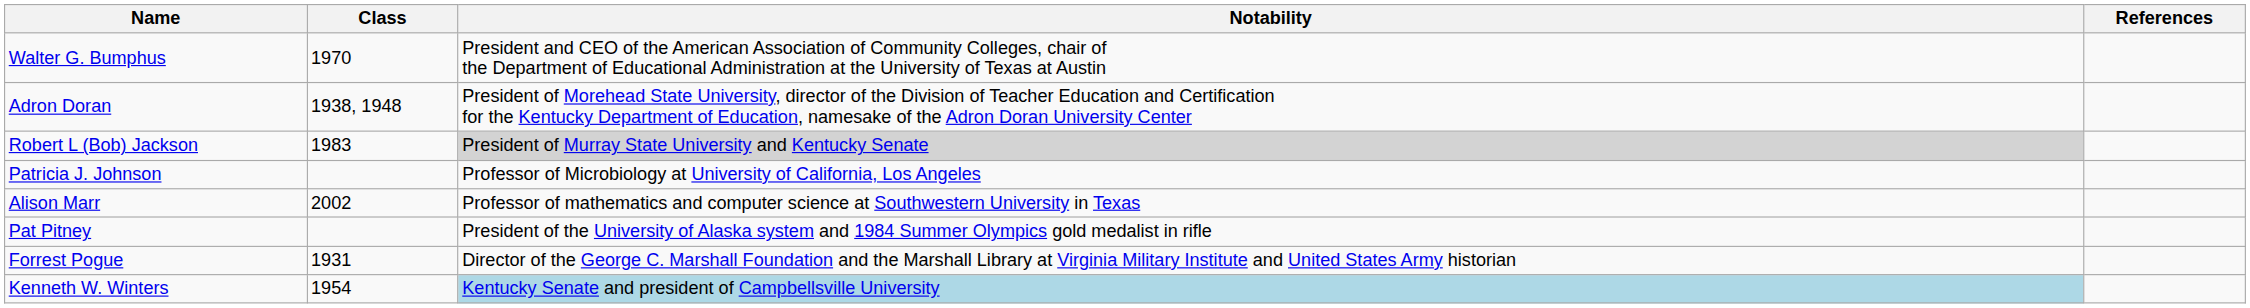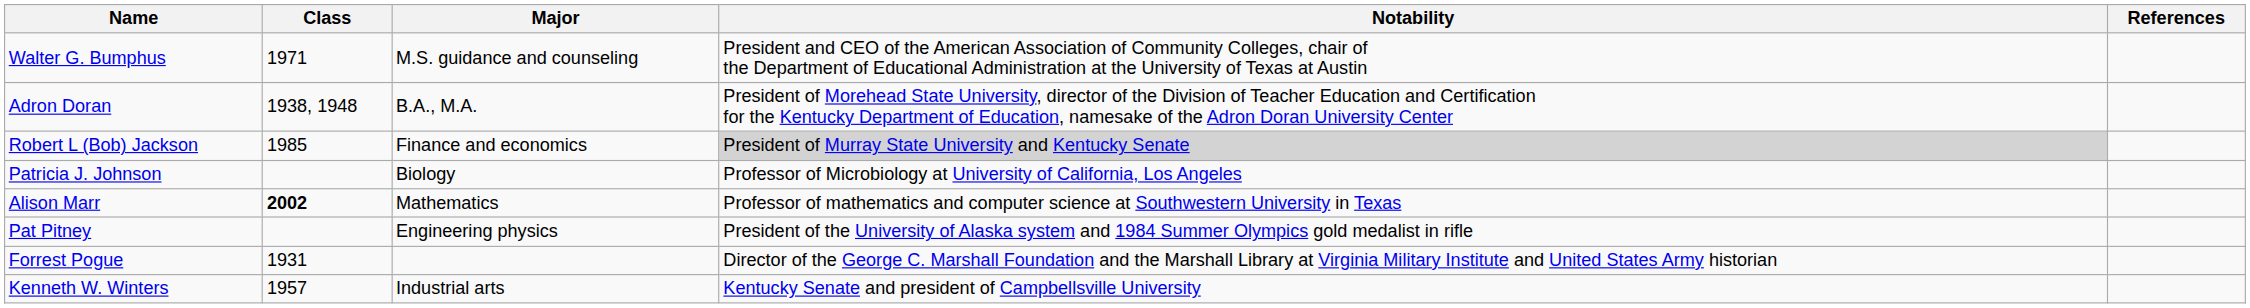+ column: (556, 18)
(331, 57) 1970 -> (287, 57) 1971
(331, 145) 1983 -> (287, 145) 1985
(331, 202) normal -> (287, 202) bold
(331, 288) 1954 -> (287, 288) 1957
(701, 288) lightblue background -> (962, 288) no background
